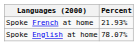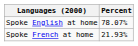rows swapped: (52, 34) <-> (50, 22)
